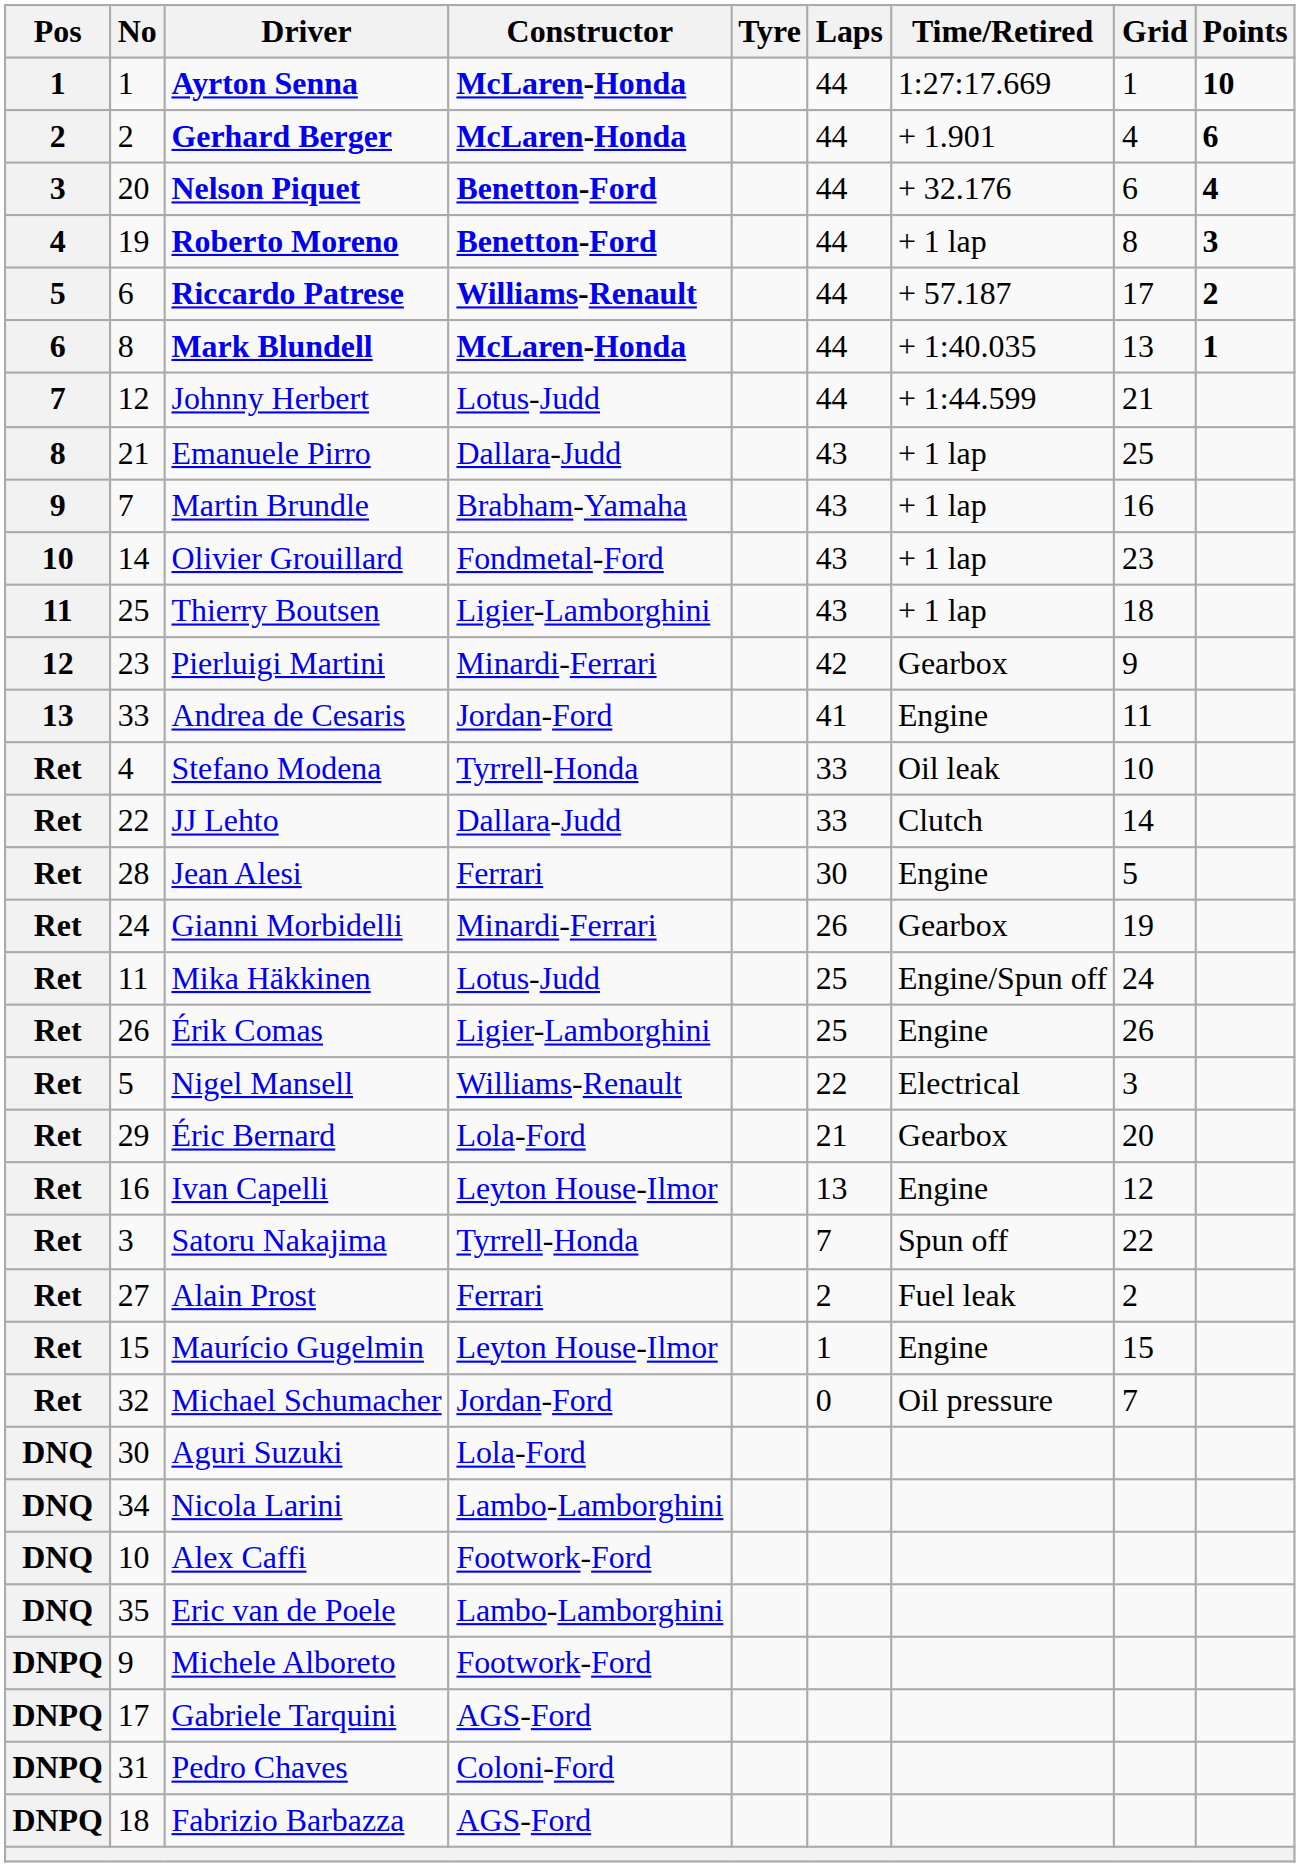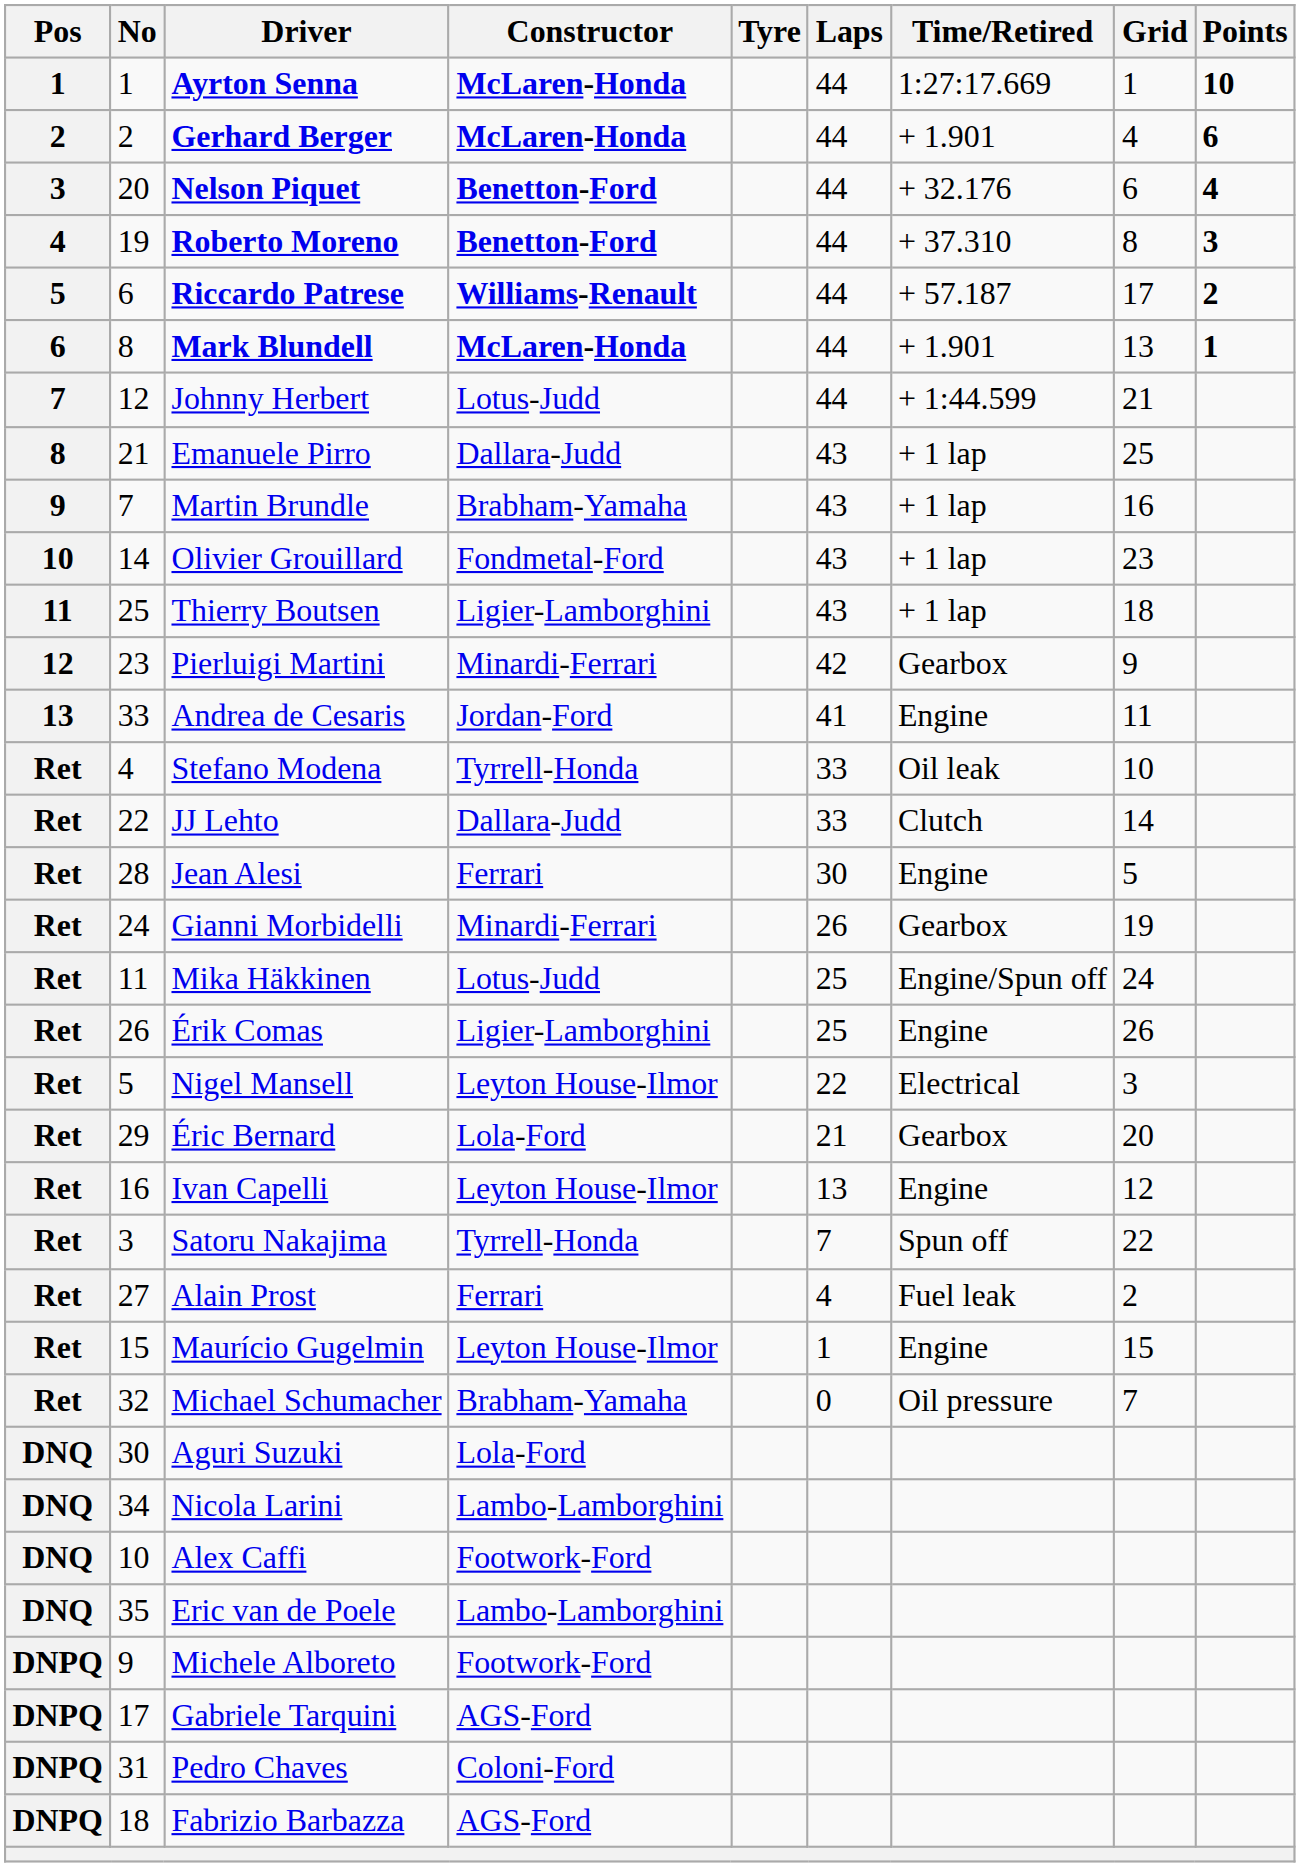(942, 241) + 1 lap -> (955, 241) + 37.310
(967, 346) + 1:40.035 -> (947, 346) + 1.901
(569, 1083) Williams-Renault -> (587, 1083) Leyton House-Ilmor
(824, 1294) 2 -> (824, 1294) 4
(534, 1399) Jordan-Ford -> (572, 1399) Brabham-Yamaha
